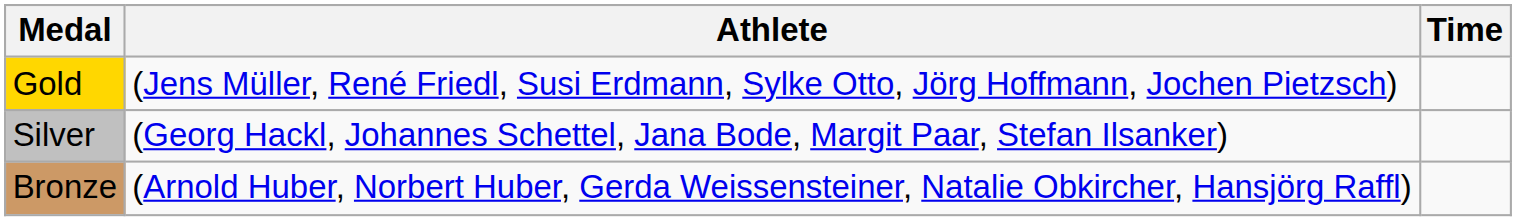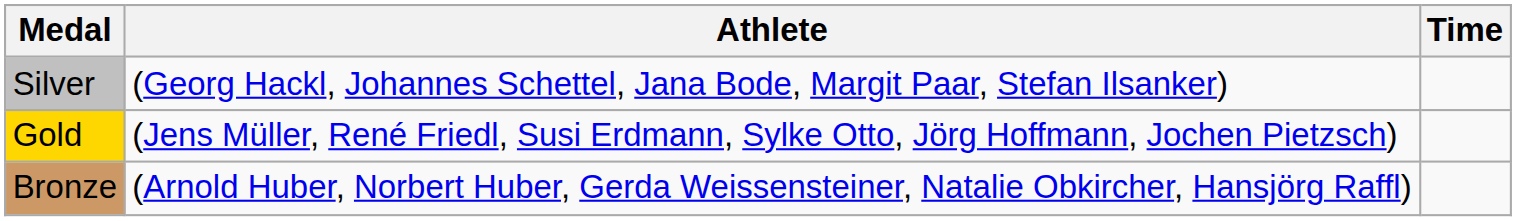rows swapped: (47, 82) <-> (54, 135)
